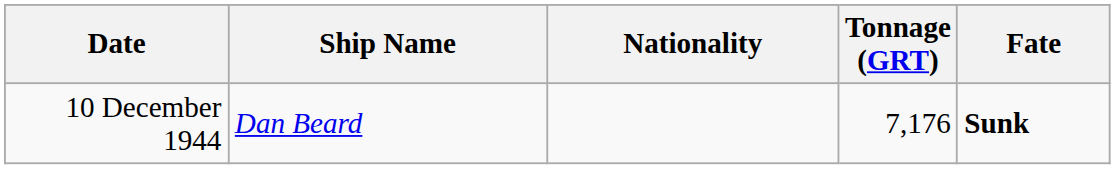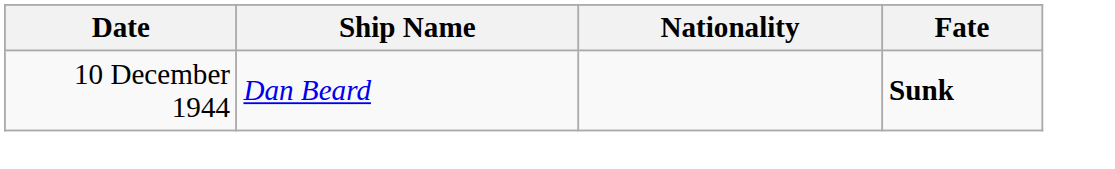- column: (898, 43)
